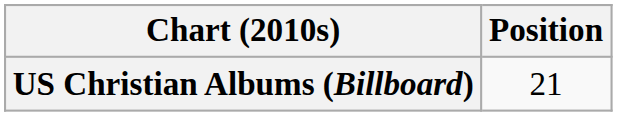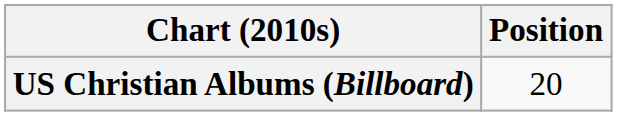(546, 83) 21 -> (546, 83) 20
